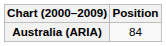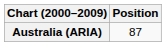(135, 32) 84 -> (135, 32) 87
